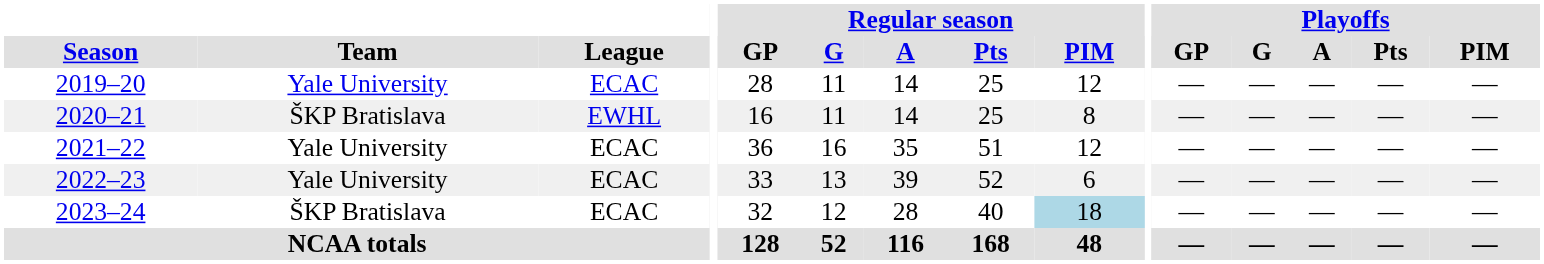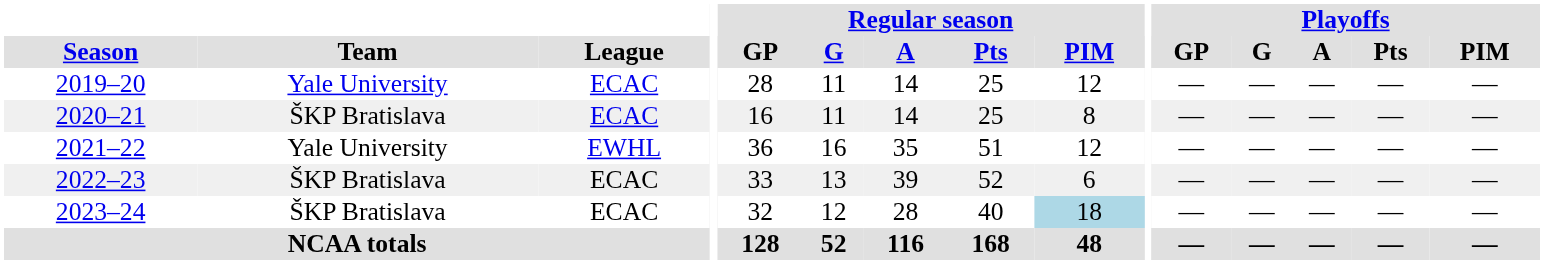(624, 115) EWHL -> (624, 115) ECAC
(624, 147) ECAC -> (624, 147) EWHL
(368, 179) Yale University -> (368, 179) ŠKP Bratislava
